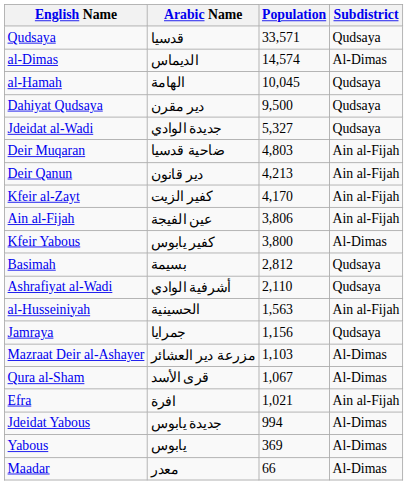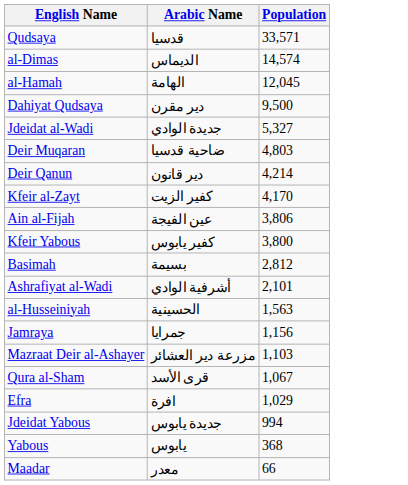- column: (366, 15)
(281, 83) 10,045 -> (281, 83) 12,045
(277, 173) 4,213 -> (277, 173) 4,214
(277, 287) 2,110 -> (277, 287) 2,101
(277, 400) 1,021 -> (277, 400) 1,029
(272, 445) 369 -> (272, 445) 368
